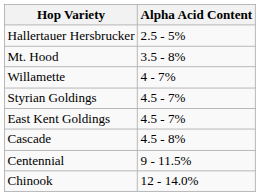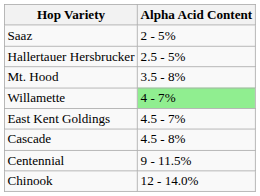+ row: (20, 35)
(158, 77) no background -> (158, 98) lightgreen background
- row: (52, 98)
